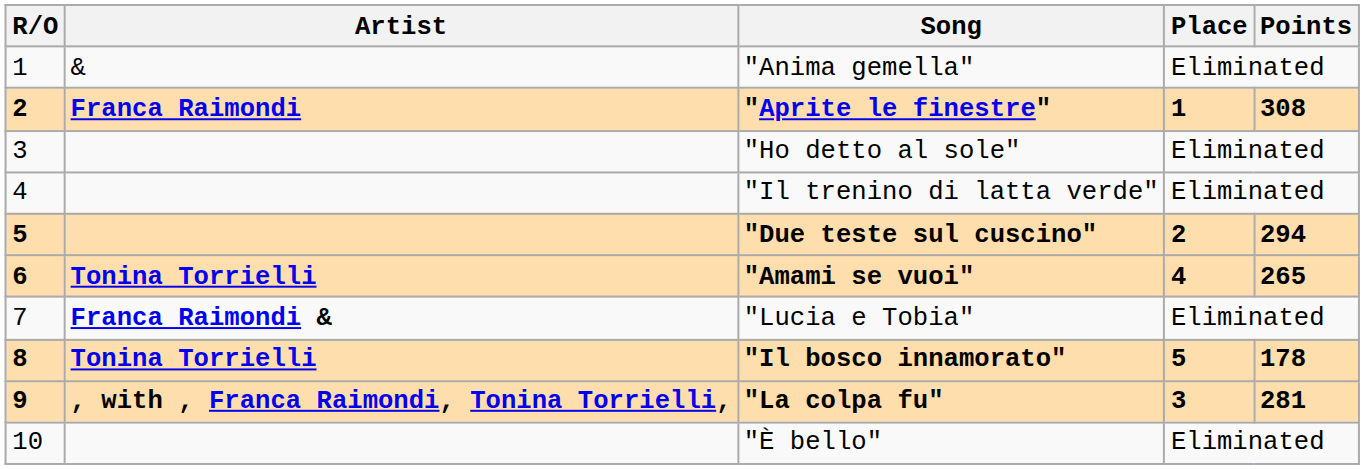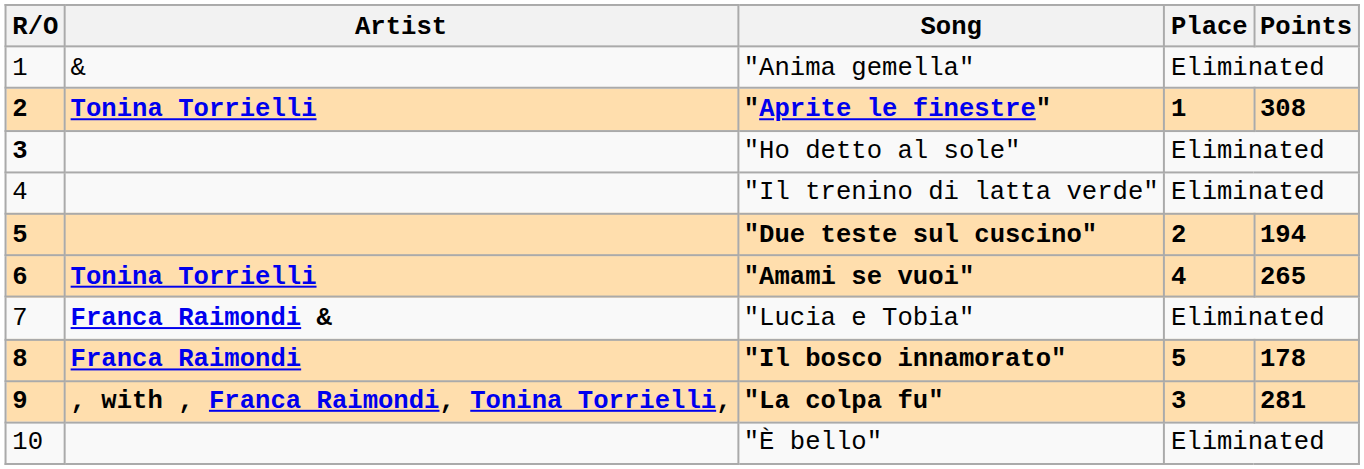(186, 109) Franca Raimondi -> (194, 109) Tonina Torrielli
(20, 151) normal -> (20, 151) bold
(1283, 235) 294 -> (1283, 235) 194
(194, 360) Tonina Torrielli -> (186, 360) Franca Raimondi
